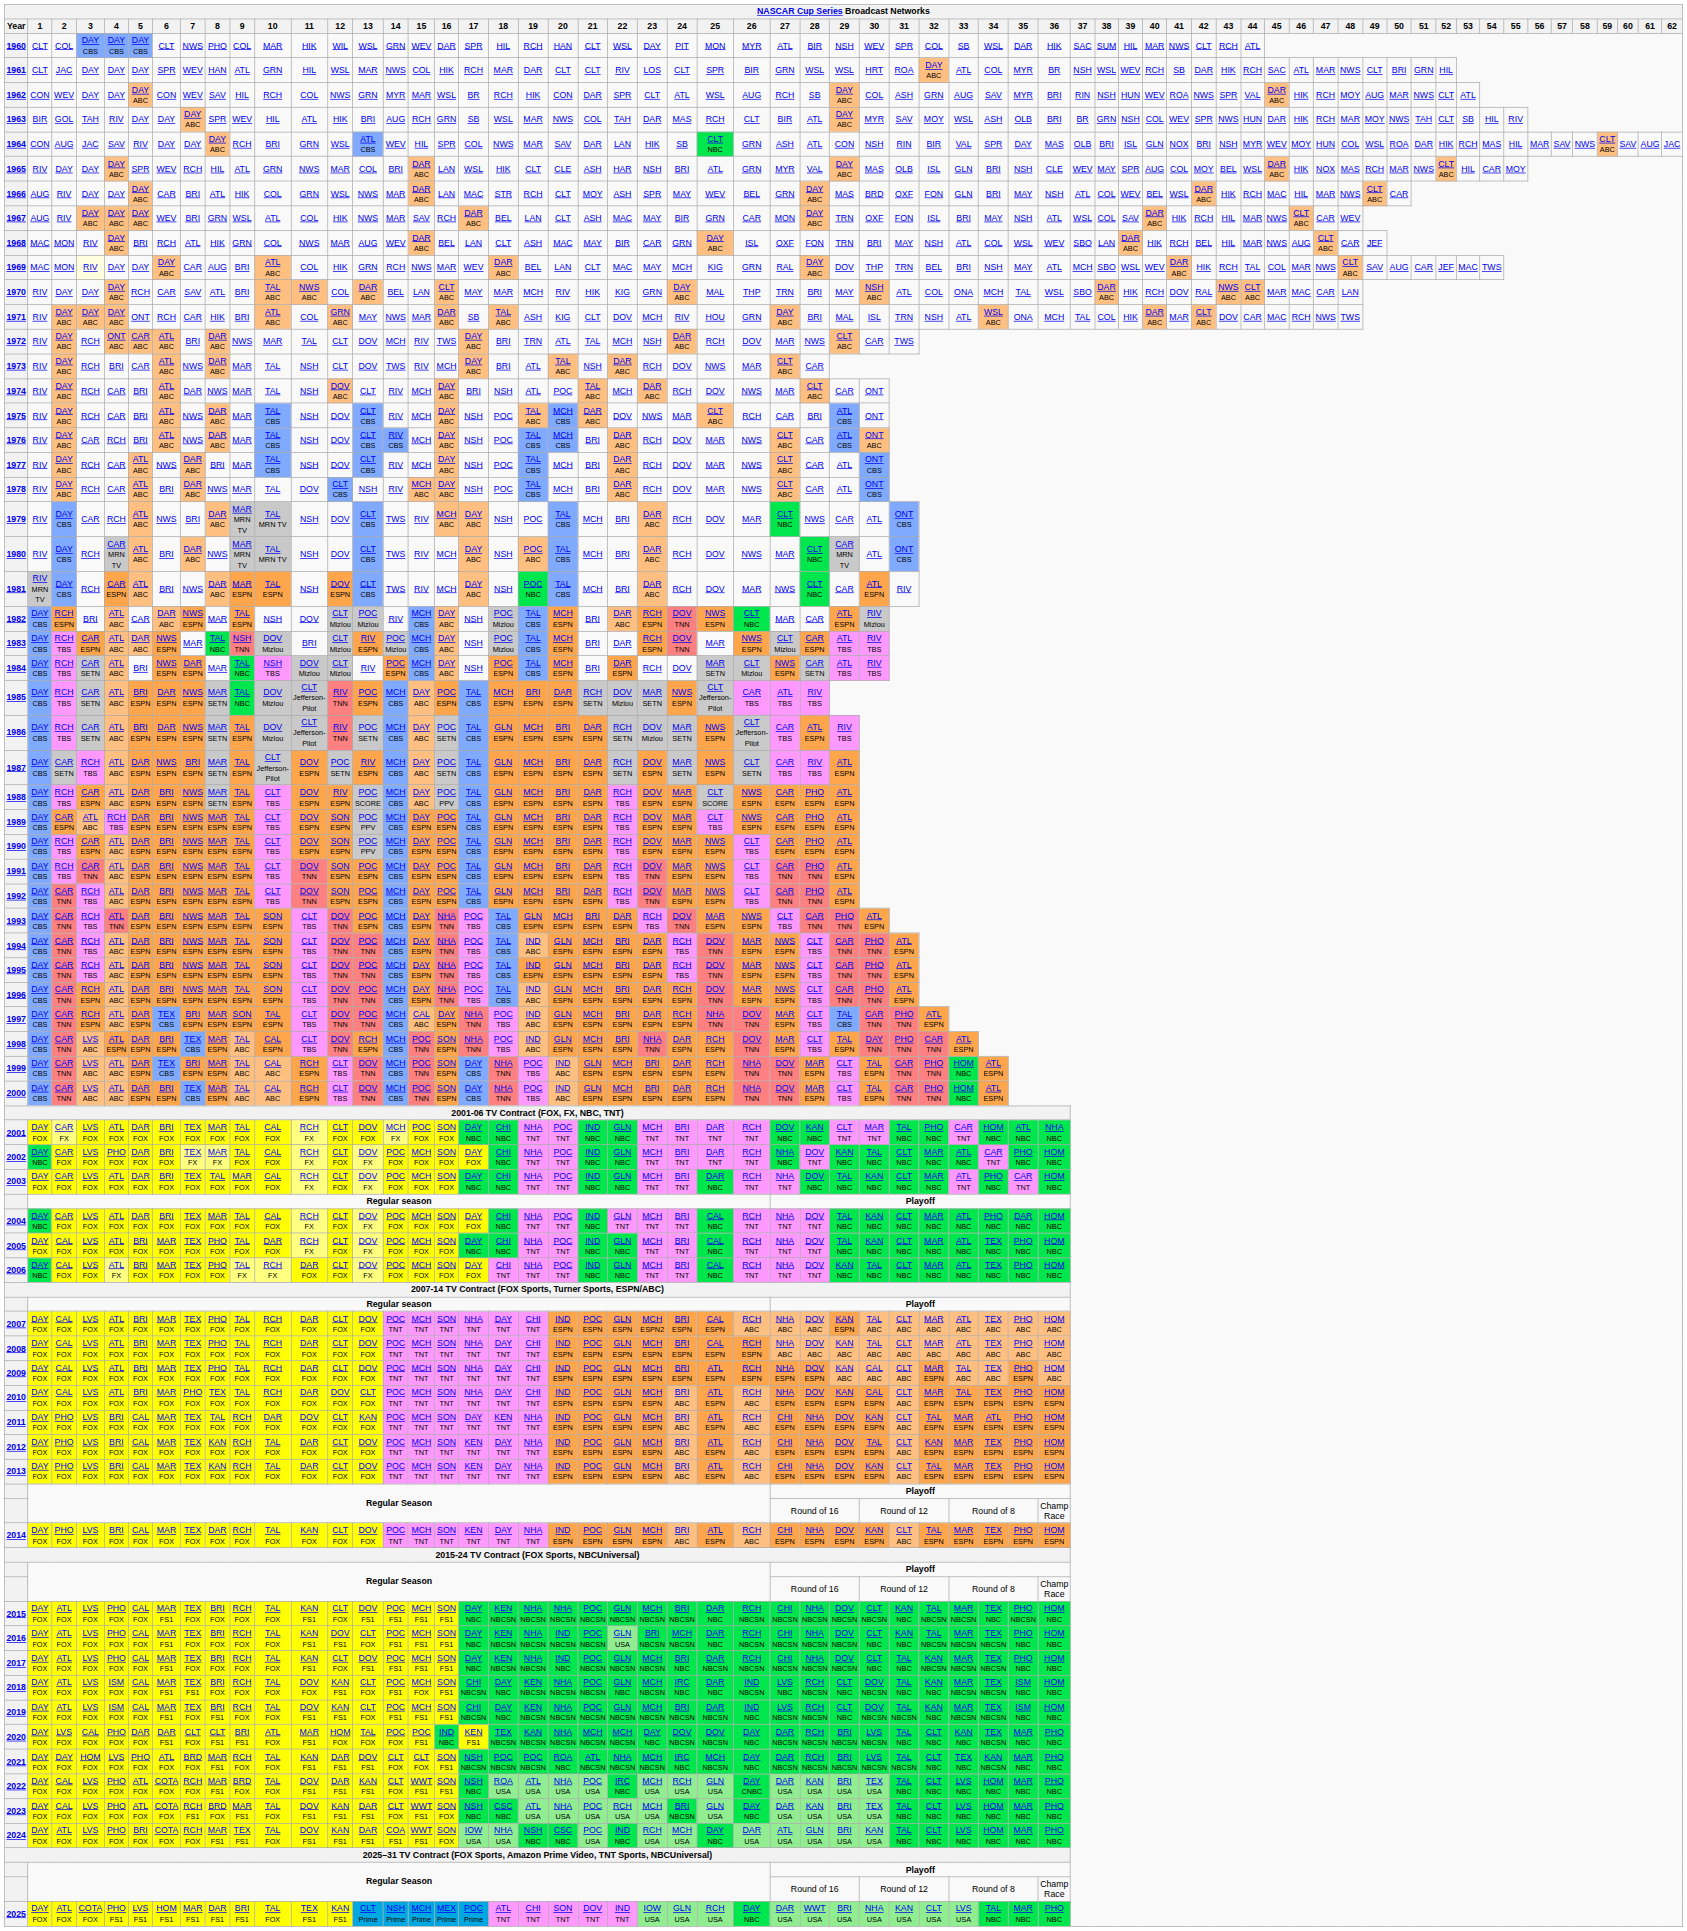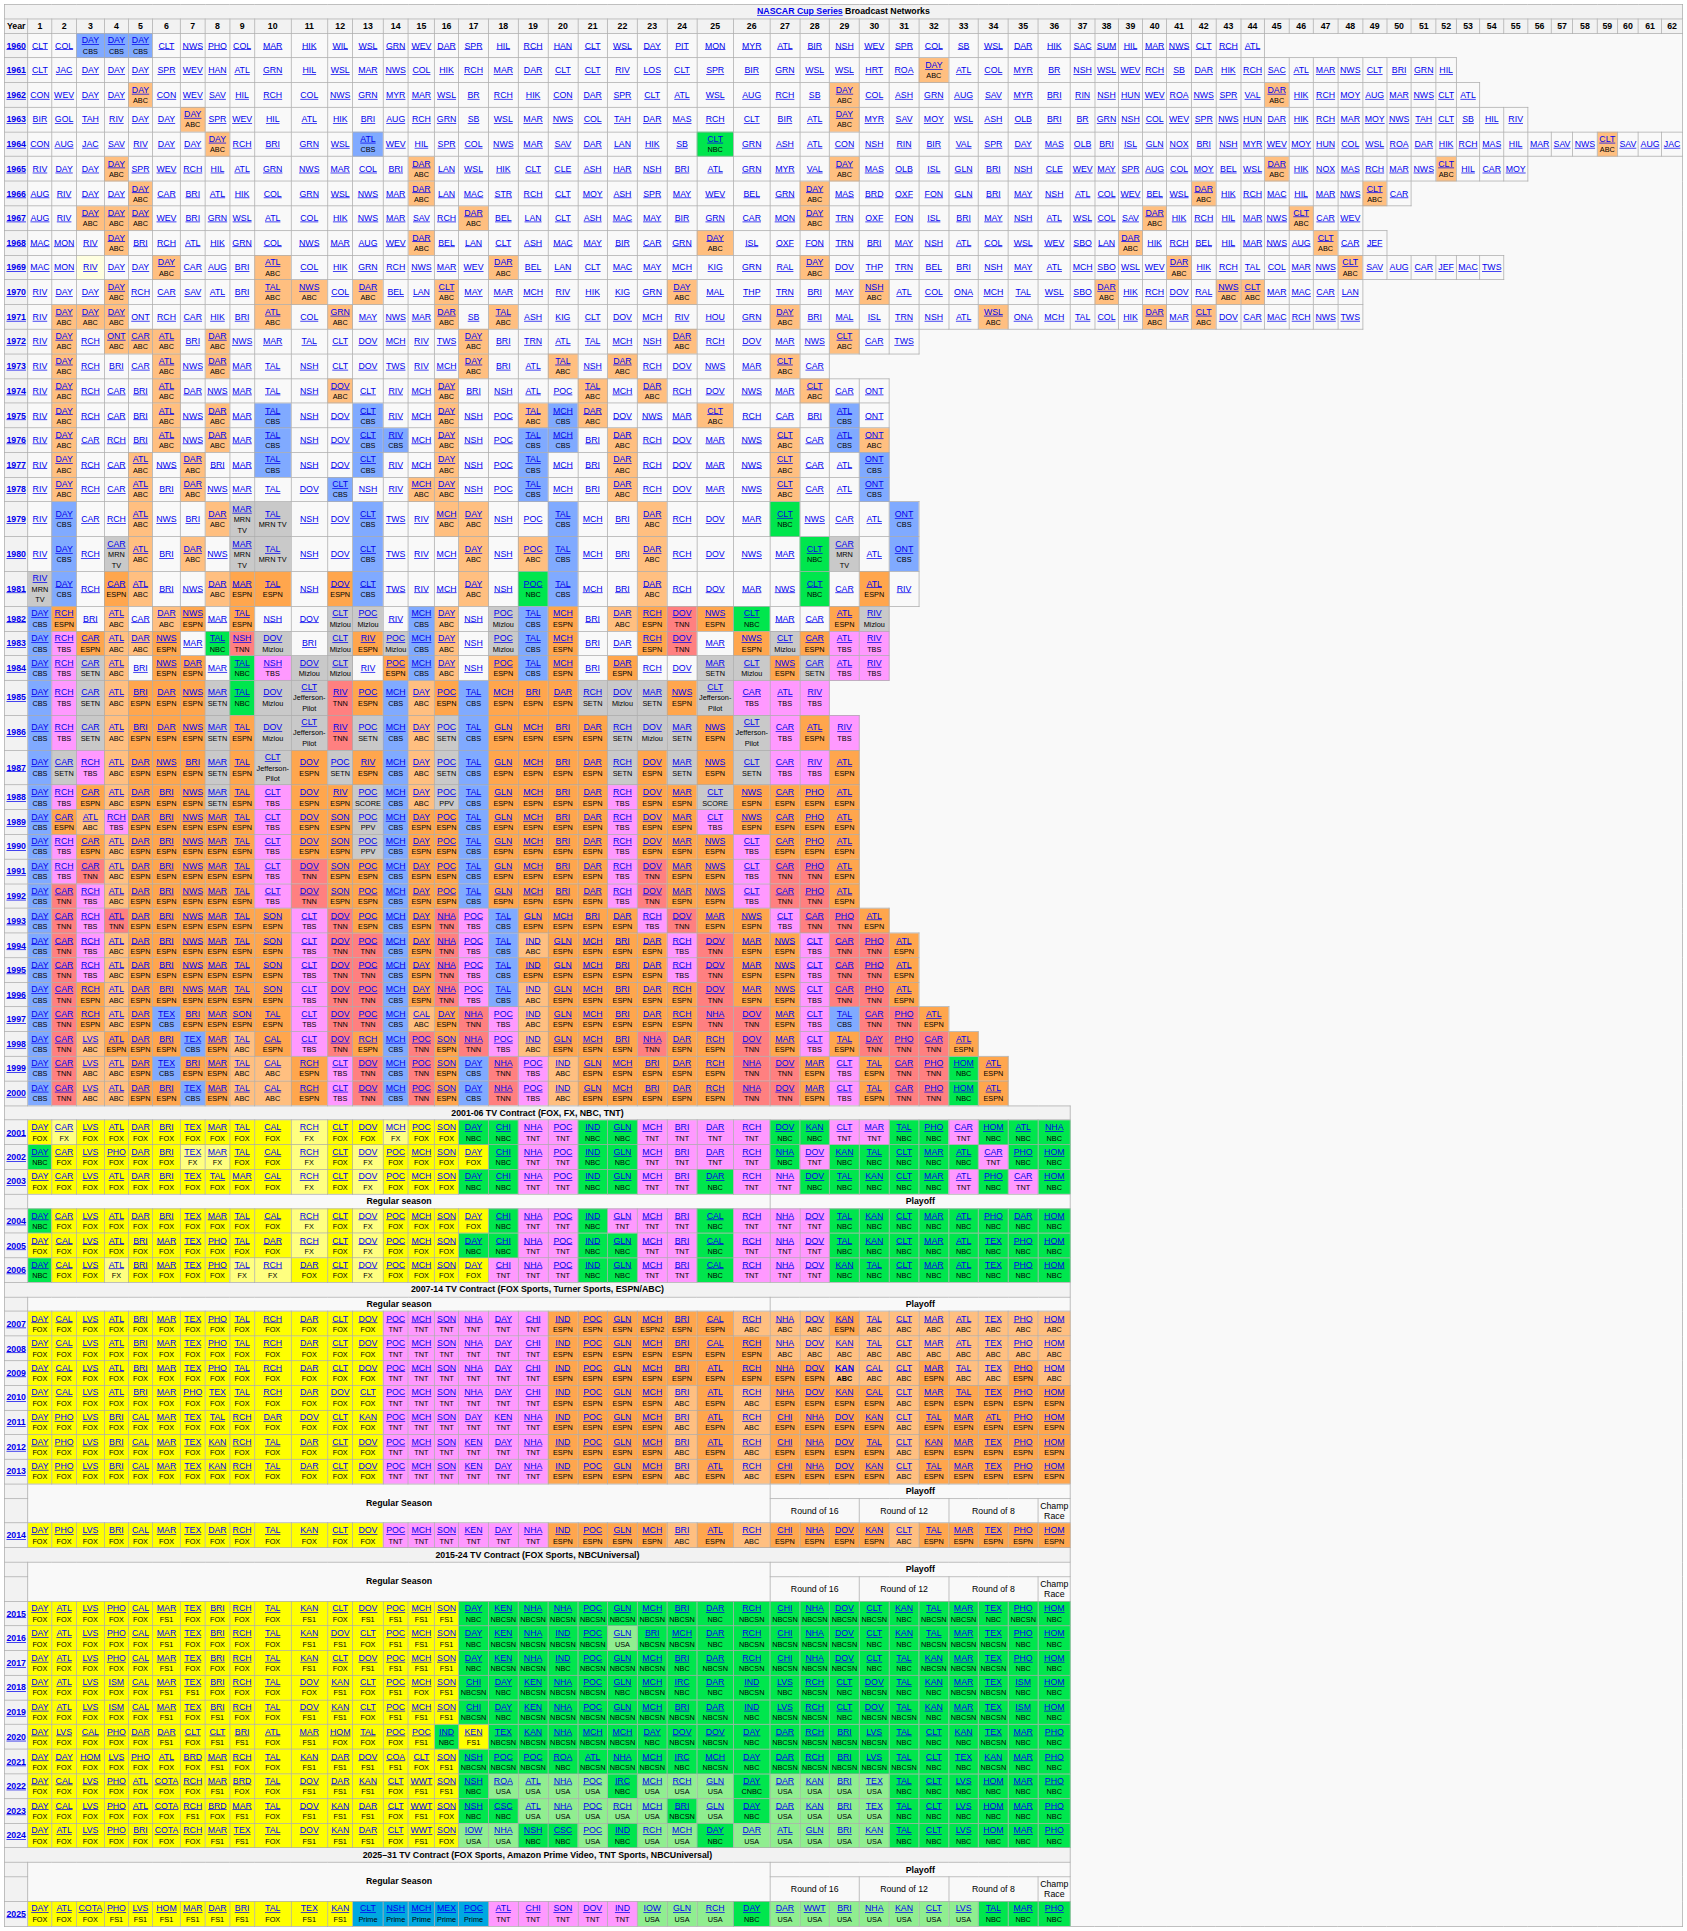(844, 1373) normal -> (844, 1373) bold
(396, 1761) CLT FOX -> (396, 1761) COA FS1
(396, 1835) COA FS1 -> (396, 1835) CLT FOX
